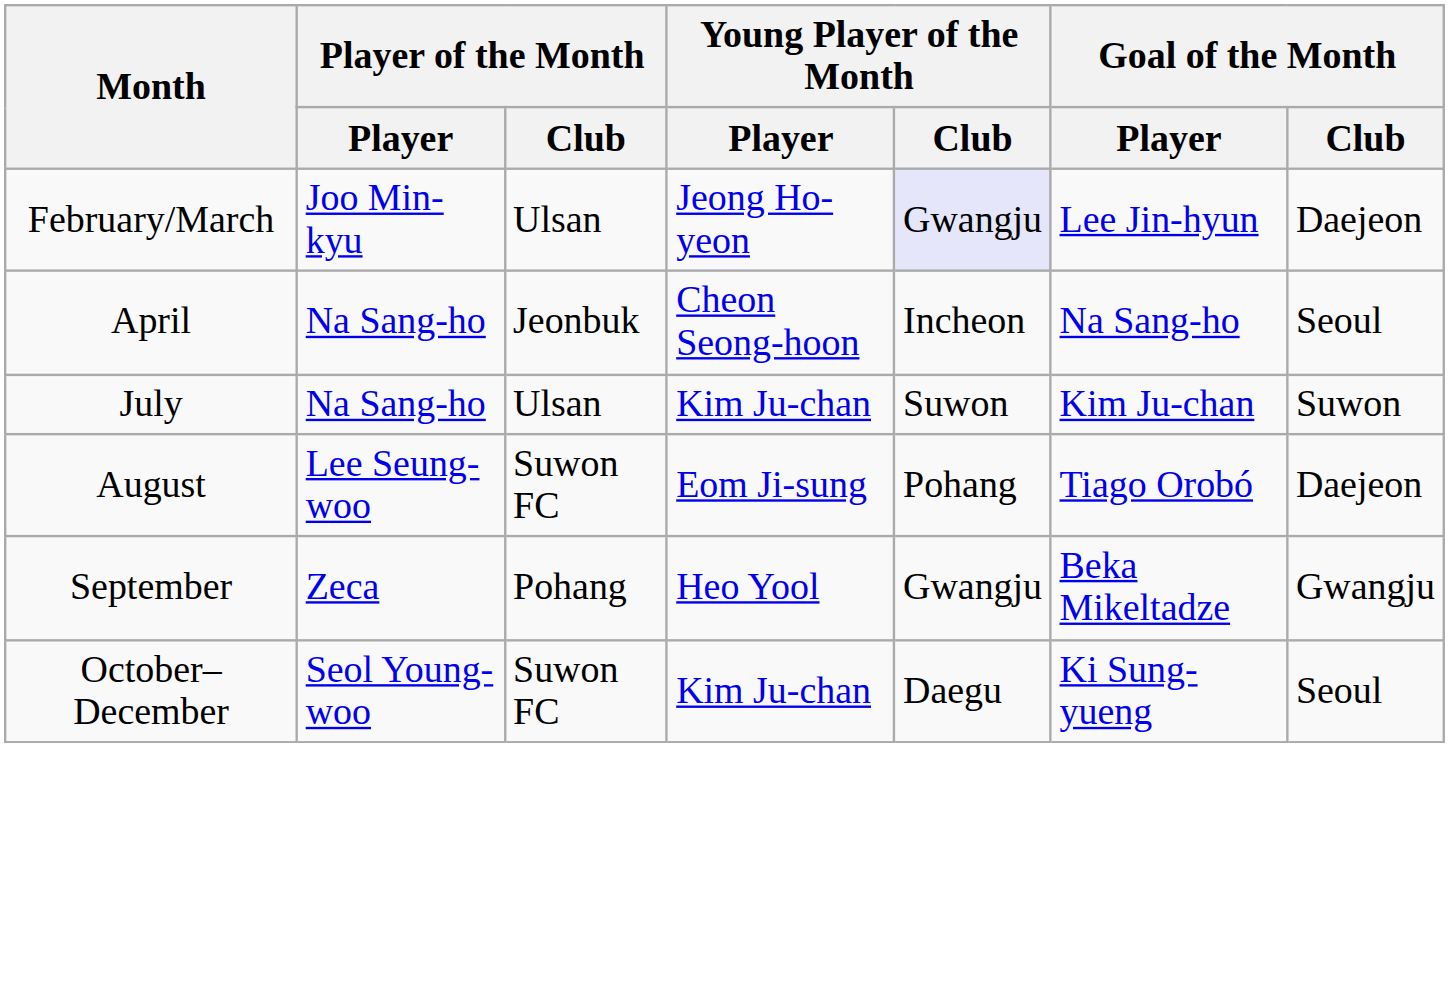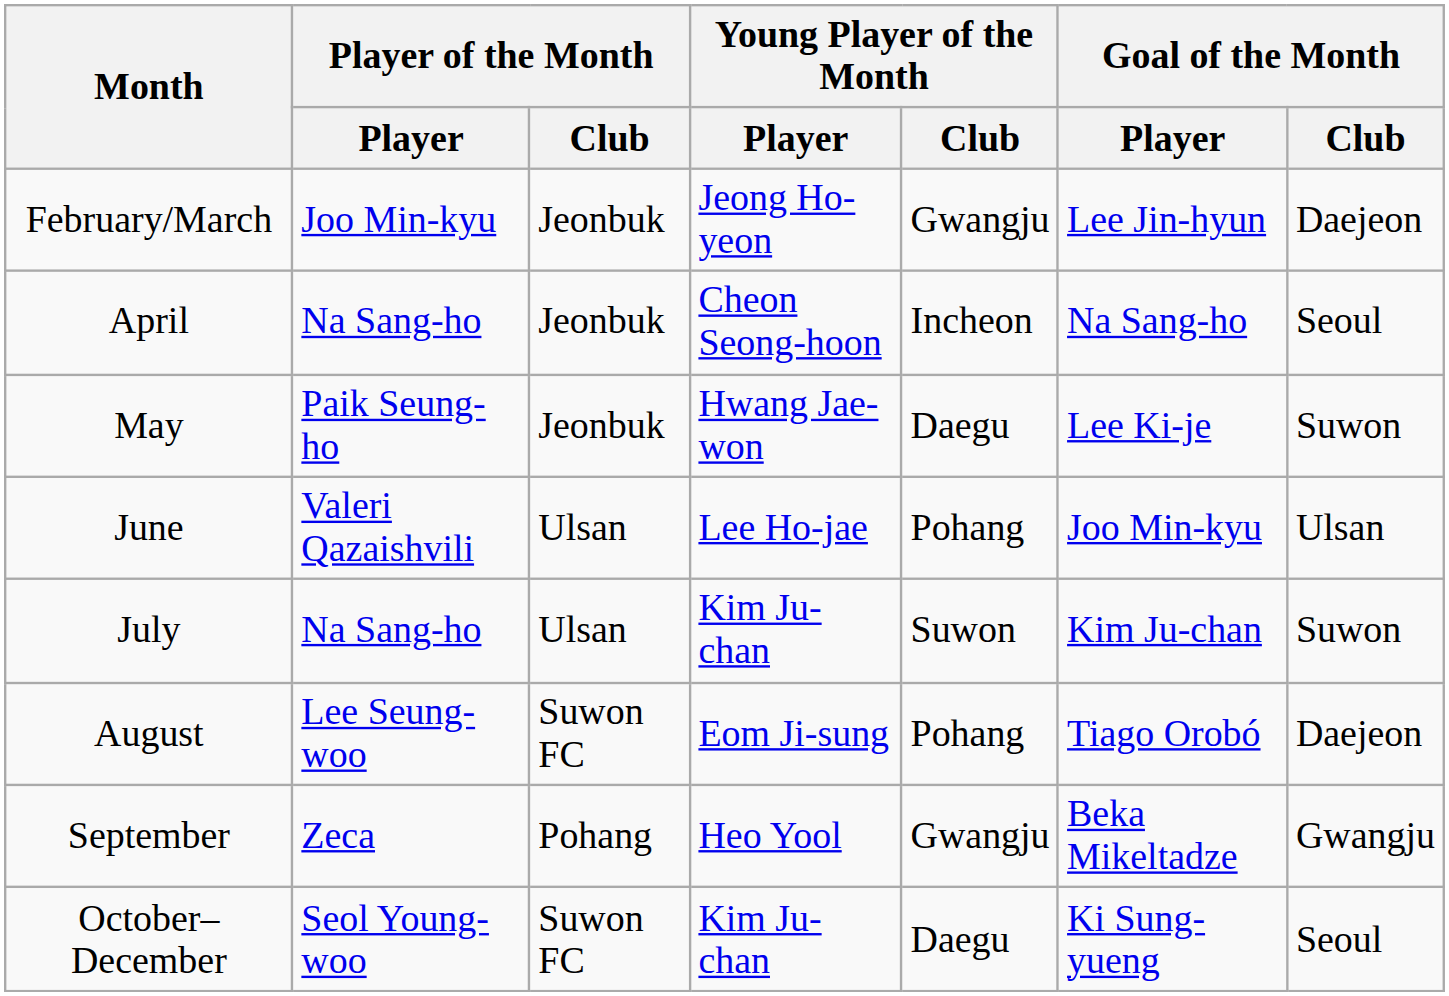(557, 218) Ulsan -> (601, 218) Jeonbuk
(973, 218) lavender background -> (980, 218) no background
+ row: (149, 424)
+ row: (149, 527)
